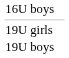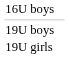rows swapped: (30, 47) <-> (29, 30)
